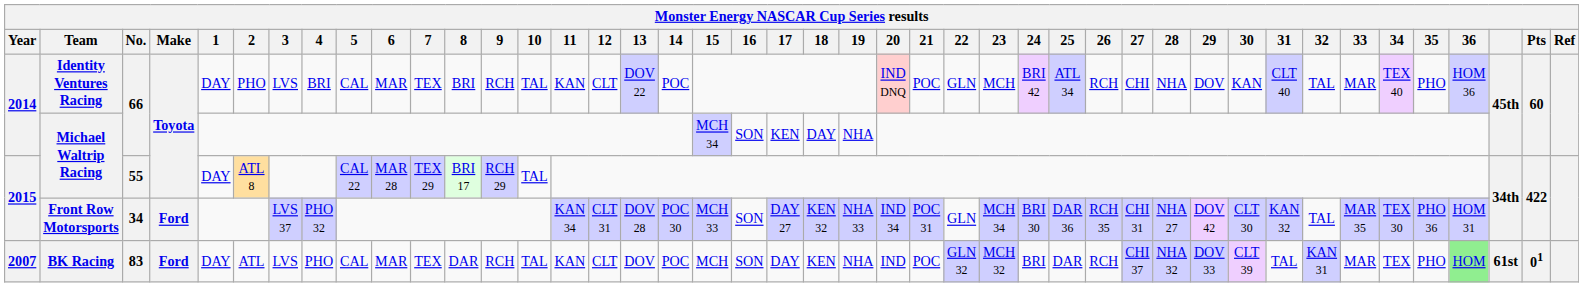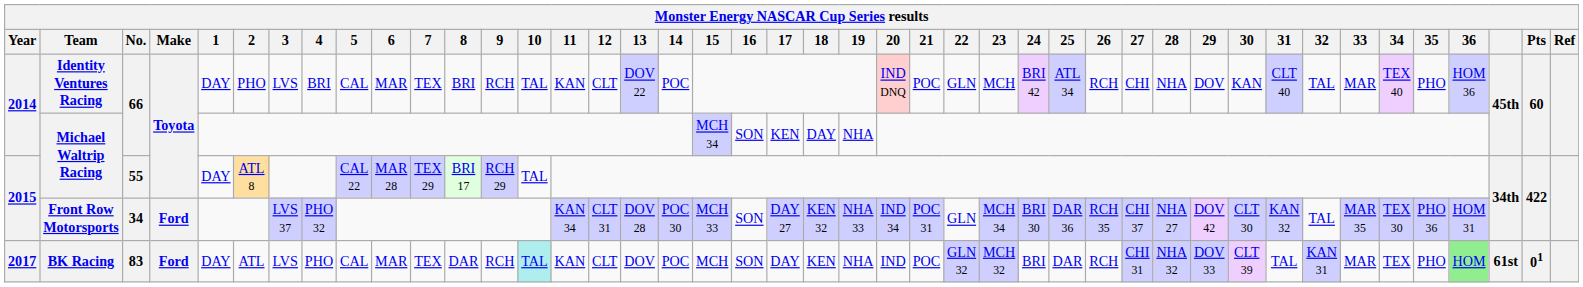(1137, 218) CHI 31 -> (1137, 218) CHI 37
(22, 261) 2007 -> (22, 261) 2017
(534, 261) no background -> (534, 261) paleturquoise background
(1137, 260) CHI 37 -> (1137, 260) CHI 31
